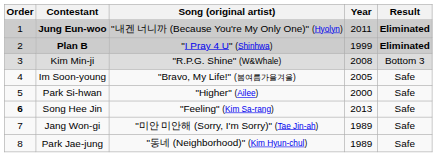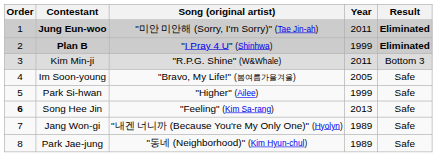(227, 28) "내겐 너니까 (Because You're My Only One)" (Hyolyn) -> (227, 28) "미안 미안해 (Sorry, I'm Sorry)" (Tae Jin-ah)
(361, 61) 2008 -> (361, 61) 2011
(361, 93) 2000 -> (361, 93) 1999
(227, 125) "미안 미안해 (Sorry, I'm Sorry)" (Tae Jin-ah) -> (227, 125) "내겐 너니까 (Because You're My Only One)" (Hyolyn)
